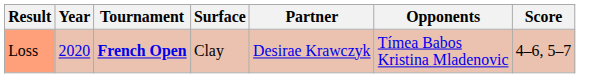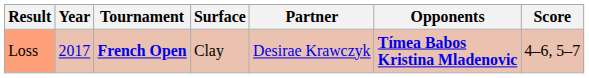(74, 51) 2020 -> (74, 51) 2017
(443, 51) normal -> (448, 51) bold
